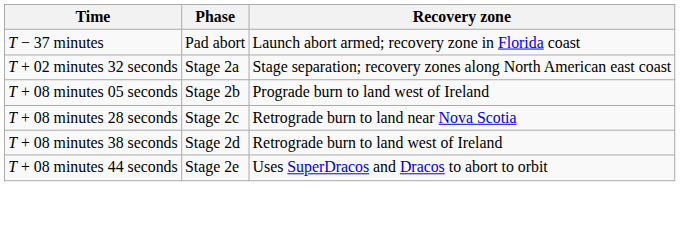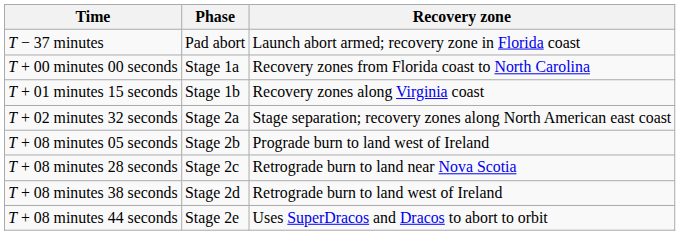+ row: (93, 67)
+ row: (93, 92)
